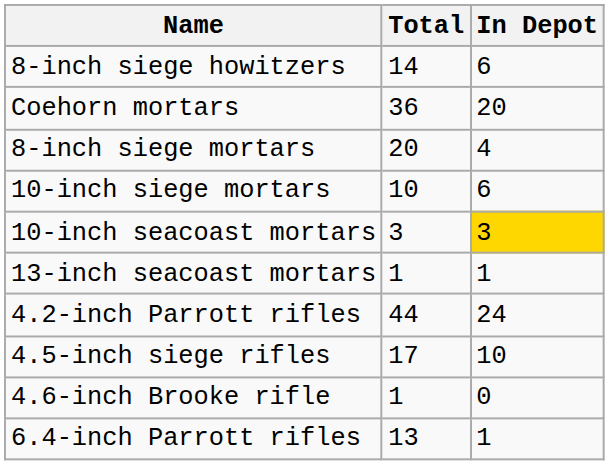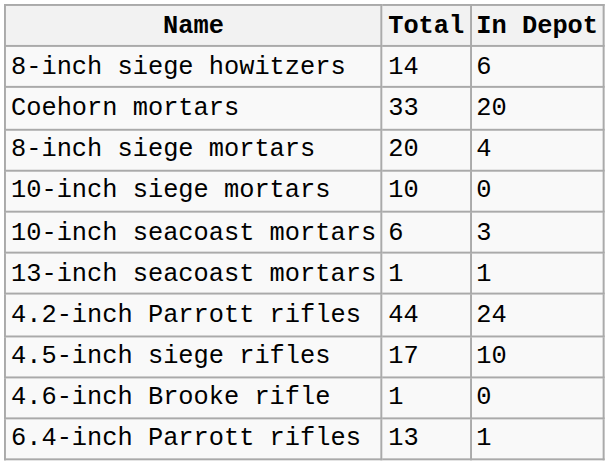(403, 108) 36 -> (403, 108) 33
(484, 191) 6 -> (484, 191) 0
(396, 232) 3 -> (396, 232) 6
(484, 232) gold background -> (484, 232) no background
